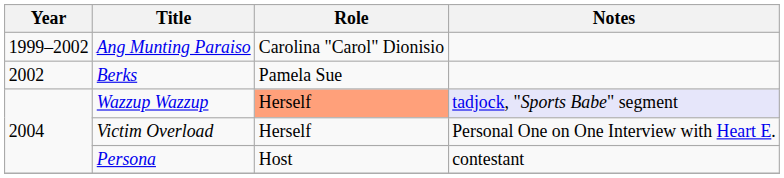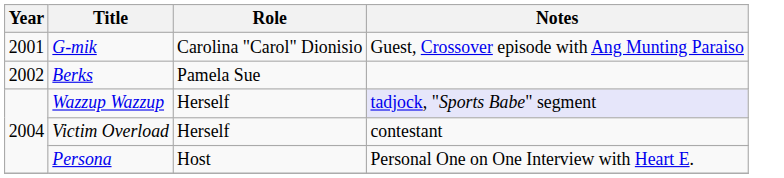- row: (174, 46)
+ row: (75, 46)
(285, 103) lightsalmon background -> (203, 103) no background
(614, 131) Personal One on One Interview with Heart E. -> (406, 131) contestant
(488, 159) contestant -> (532, 159) Personal One on One Interview with Heart E.
